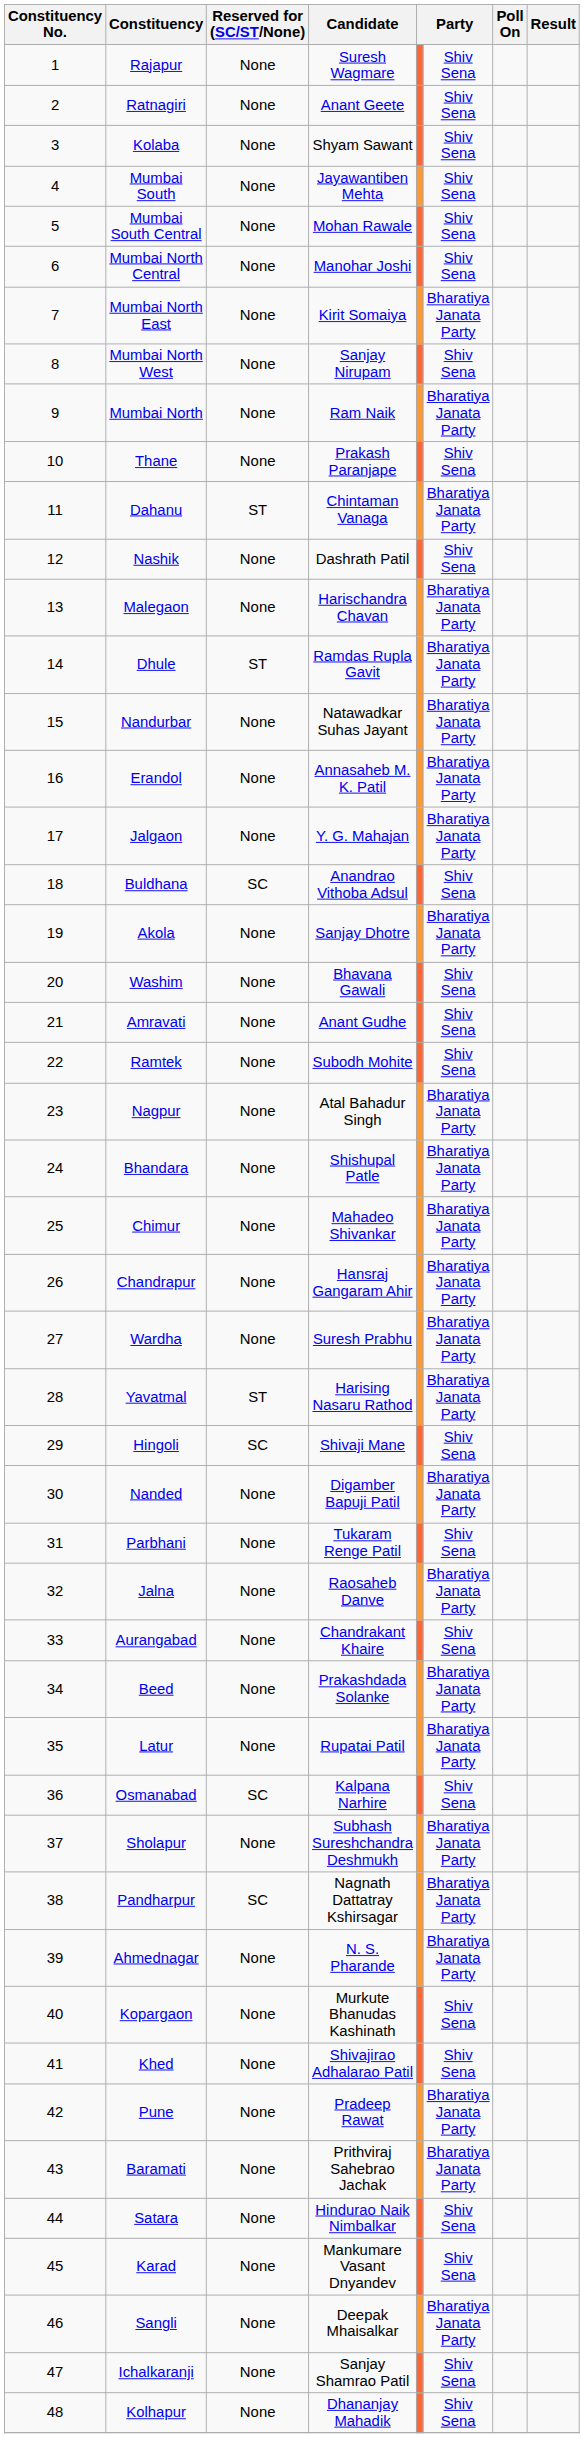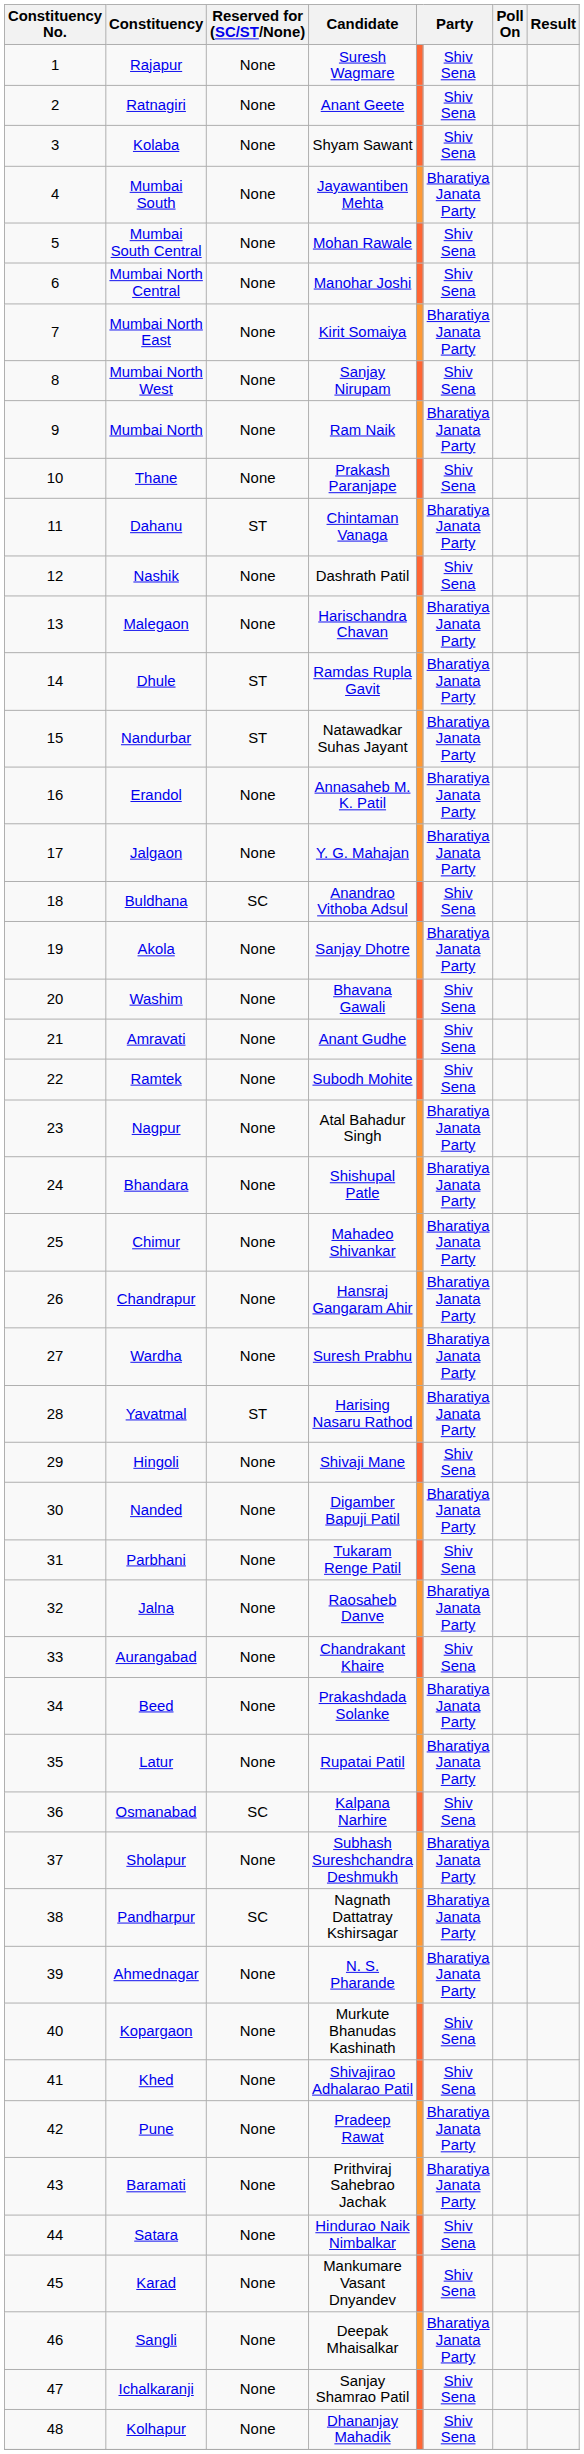(458, 186) Shiv Sena -> (458, 194) Bharatiya Janata Party
(258, 721) None -> (258, 738) ST
(258, 1445) SC -> (258, 1462) None
